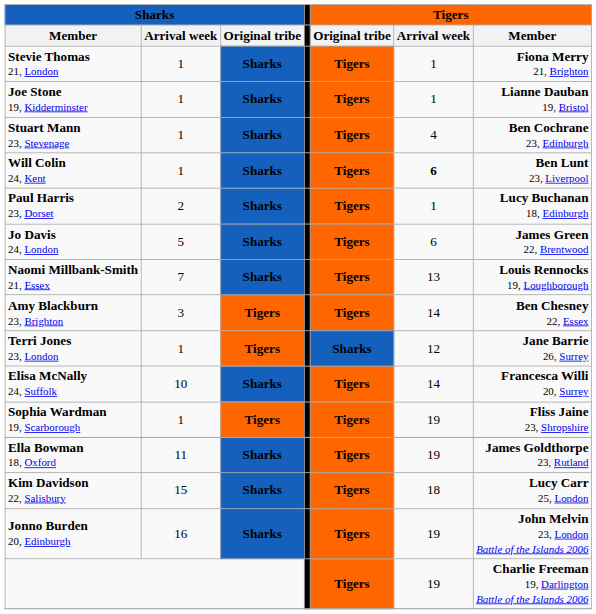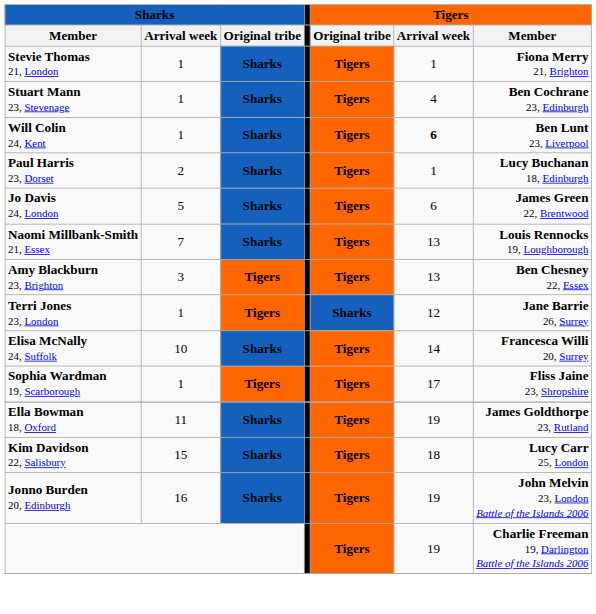- row: (48, 99)
(433, 312) 14 -> (433, 277) 13
(433, 419) 19 -> (433, 384) 17
